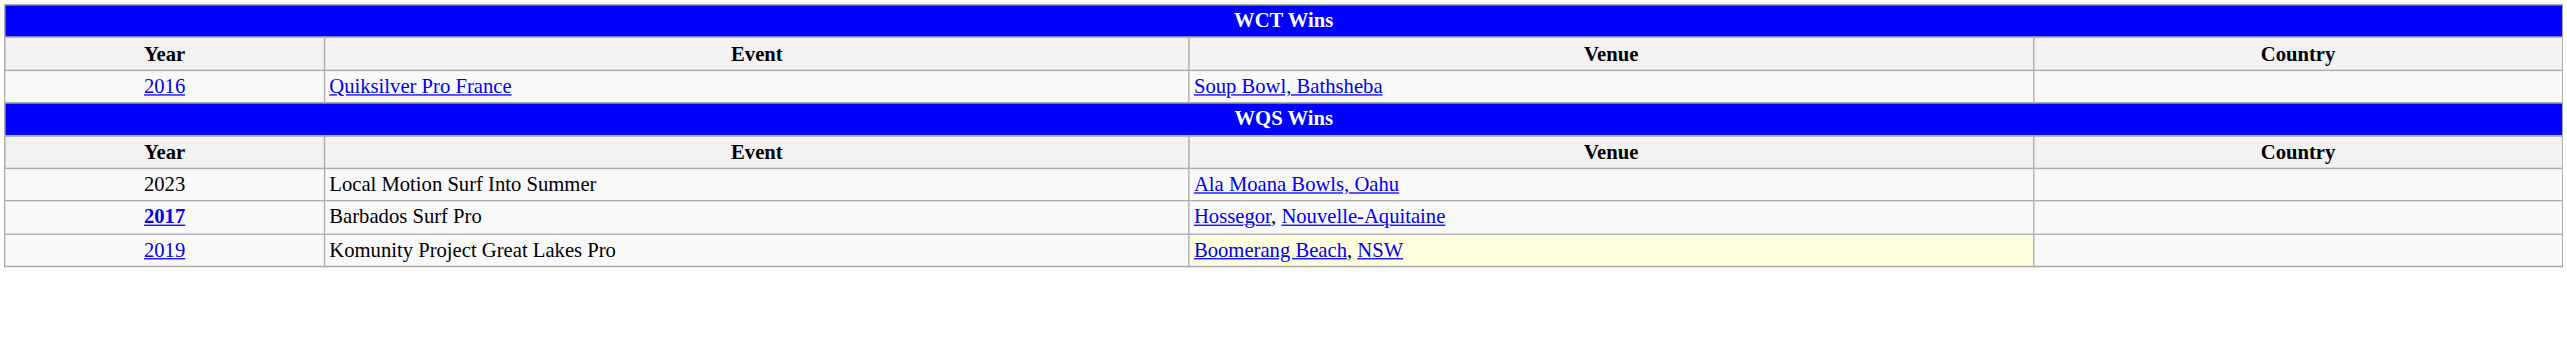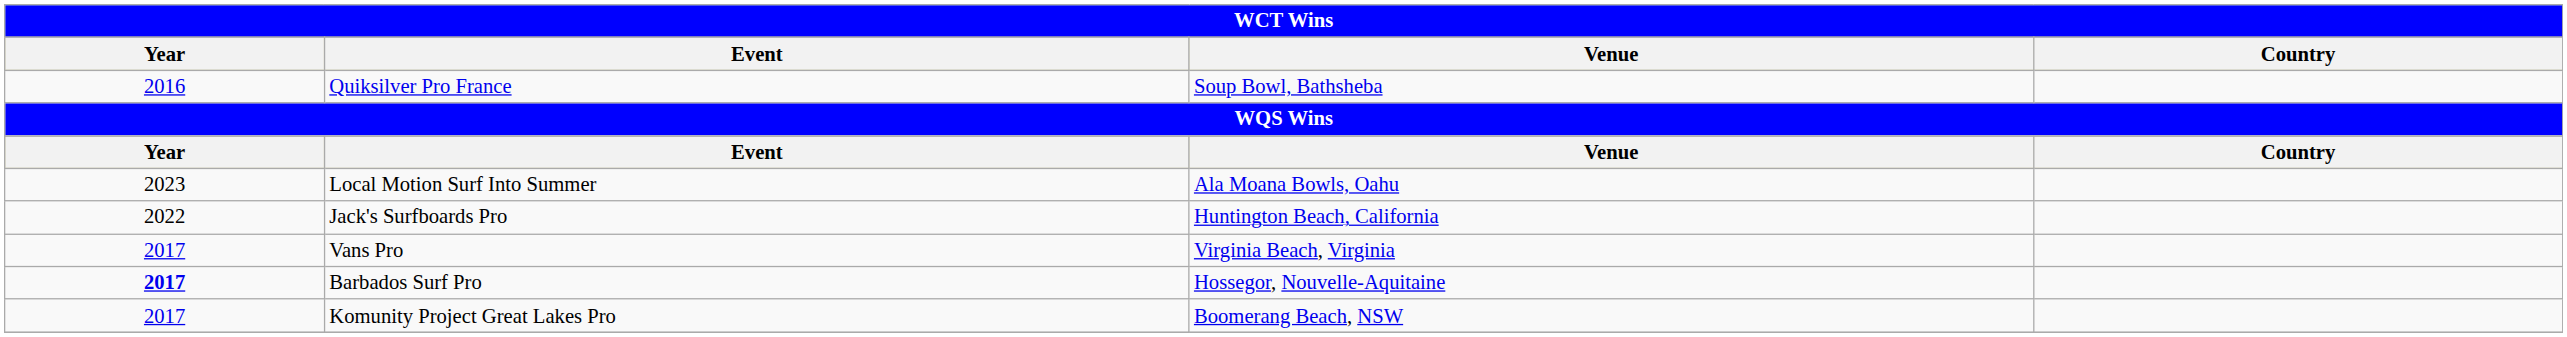+ row: (418, 217)
+ row: (366, 250)
(165, 250) 2019 -> (165, 315) 2017
(1299, 250) lightyellow background -> (1299, 315) no background
